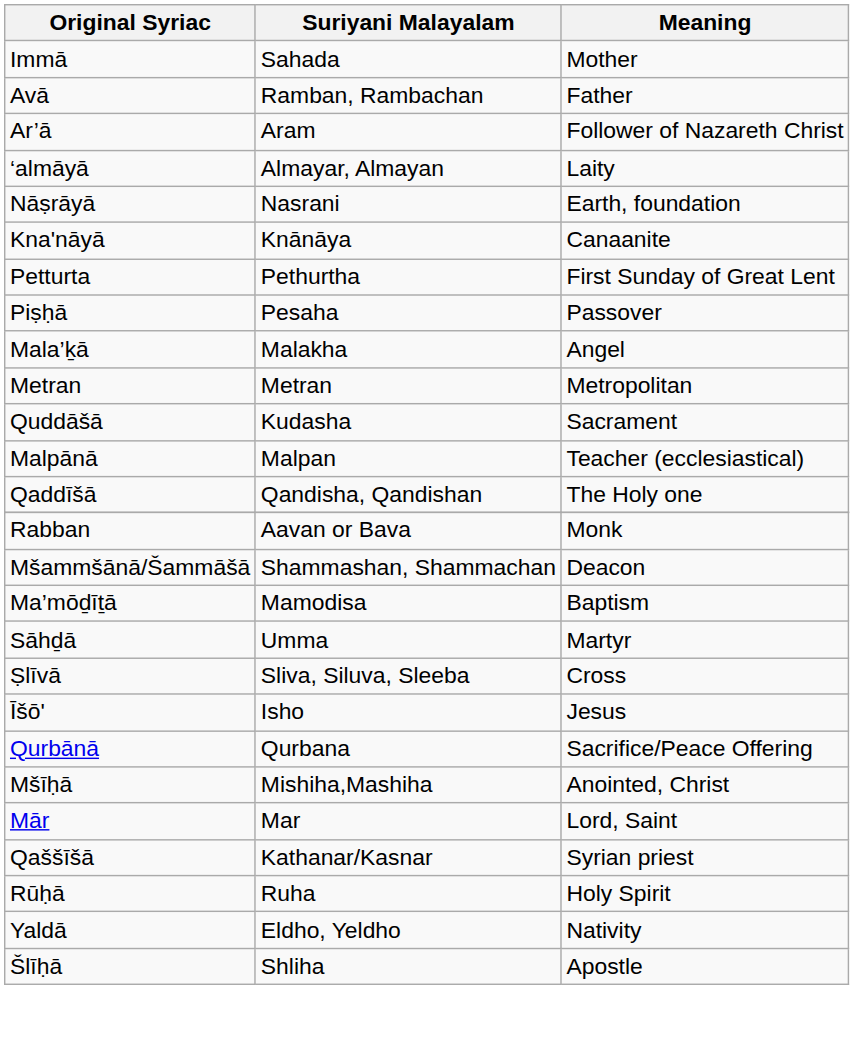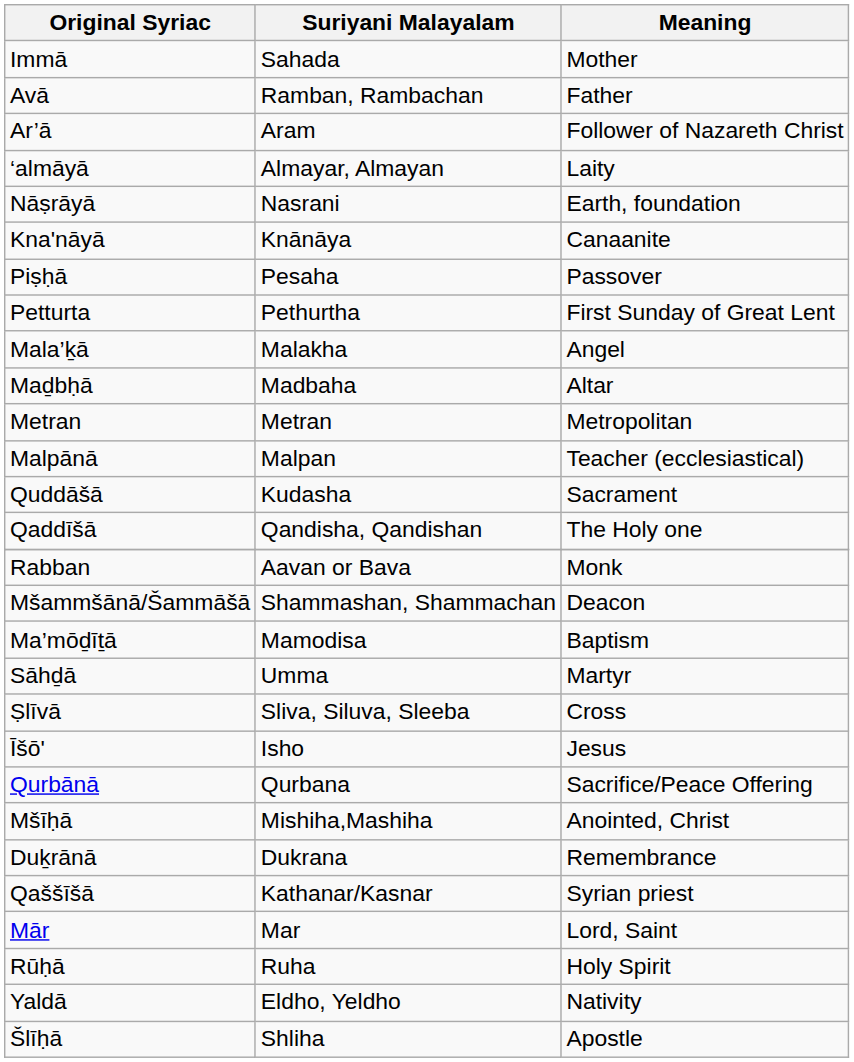rows swapped: (39, 312) <-> (50, 276)
+ row: (51, 385)
rows swapped: (54, 458) <-> (56, 421)
+ row: (53, 857)
rows swapped: (52, 857) <-> (30, 820)
